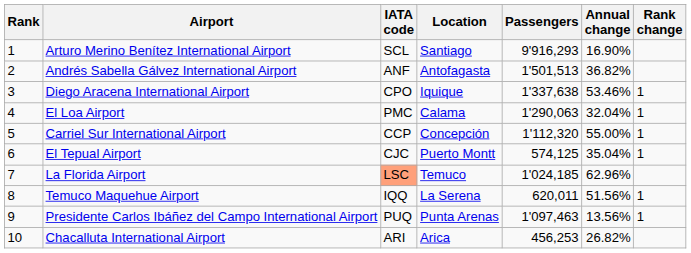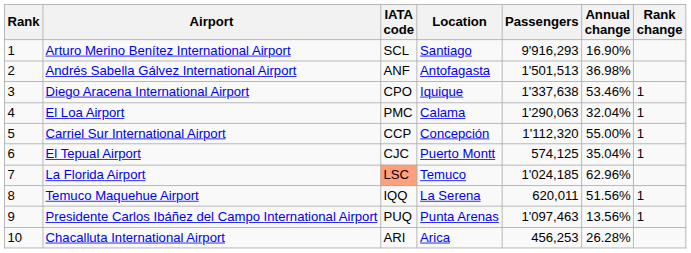(608, 71) 36.82% -> (608, 71) 36.98%
(608, 237) 26.82% -> (608, 237) 26.28%
